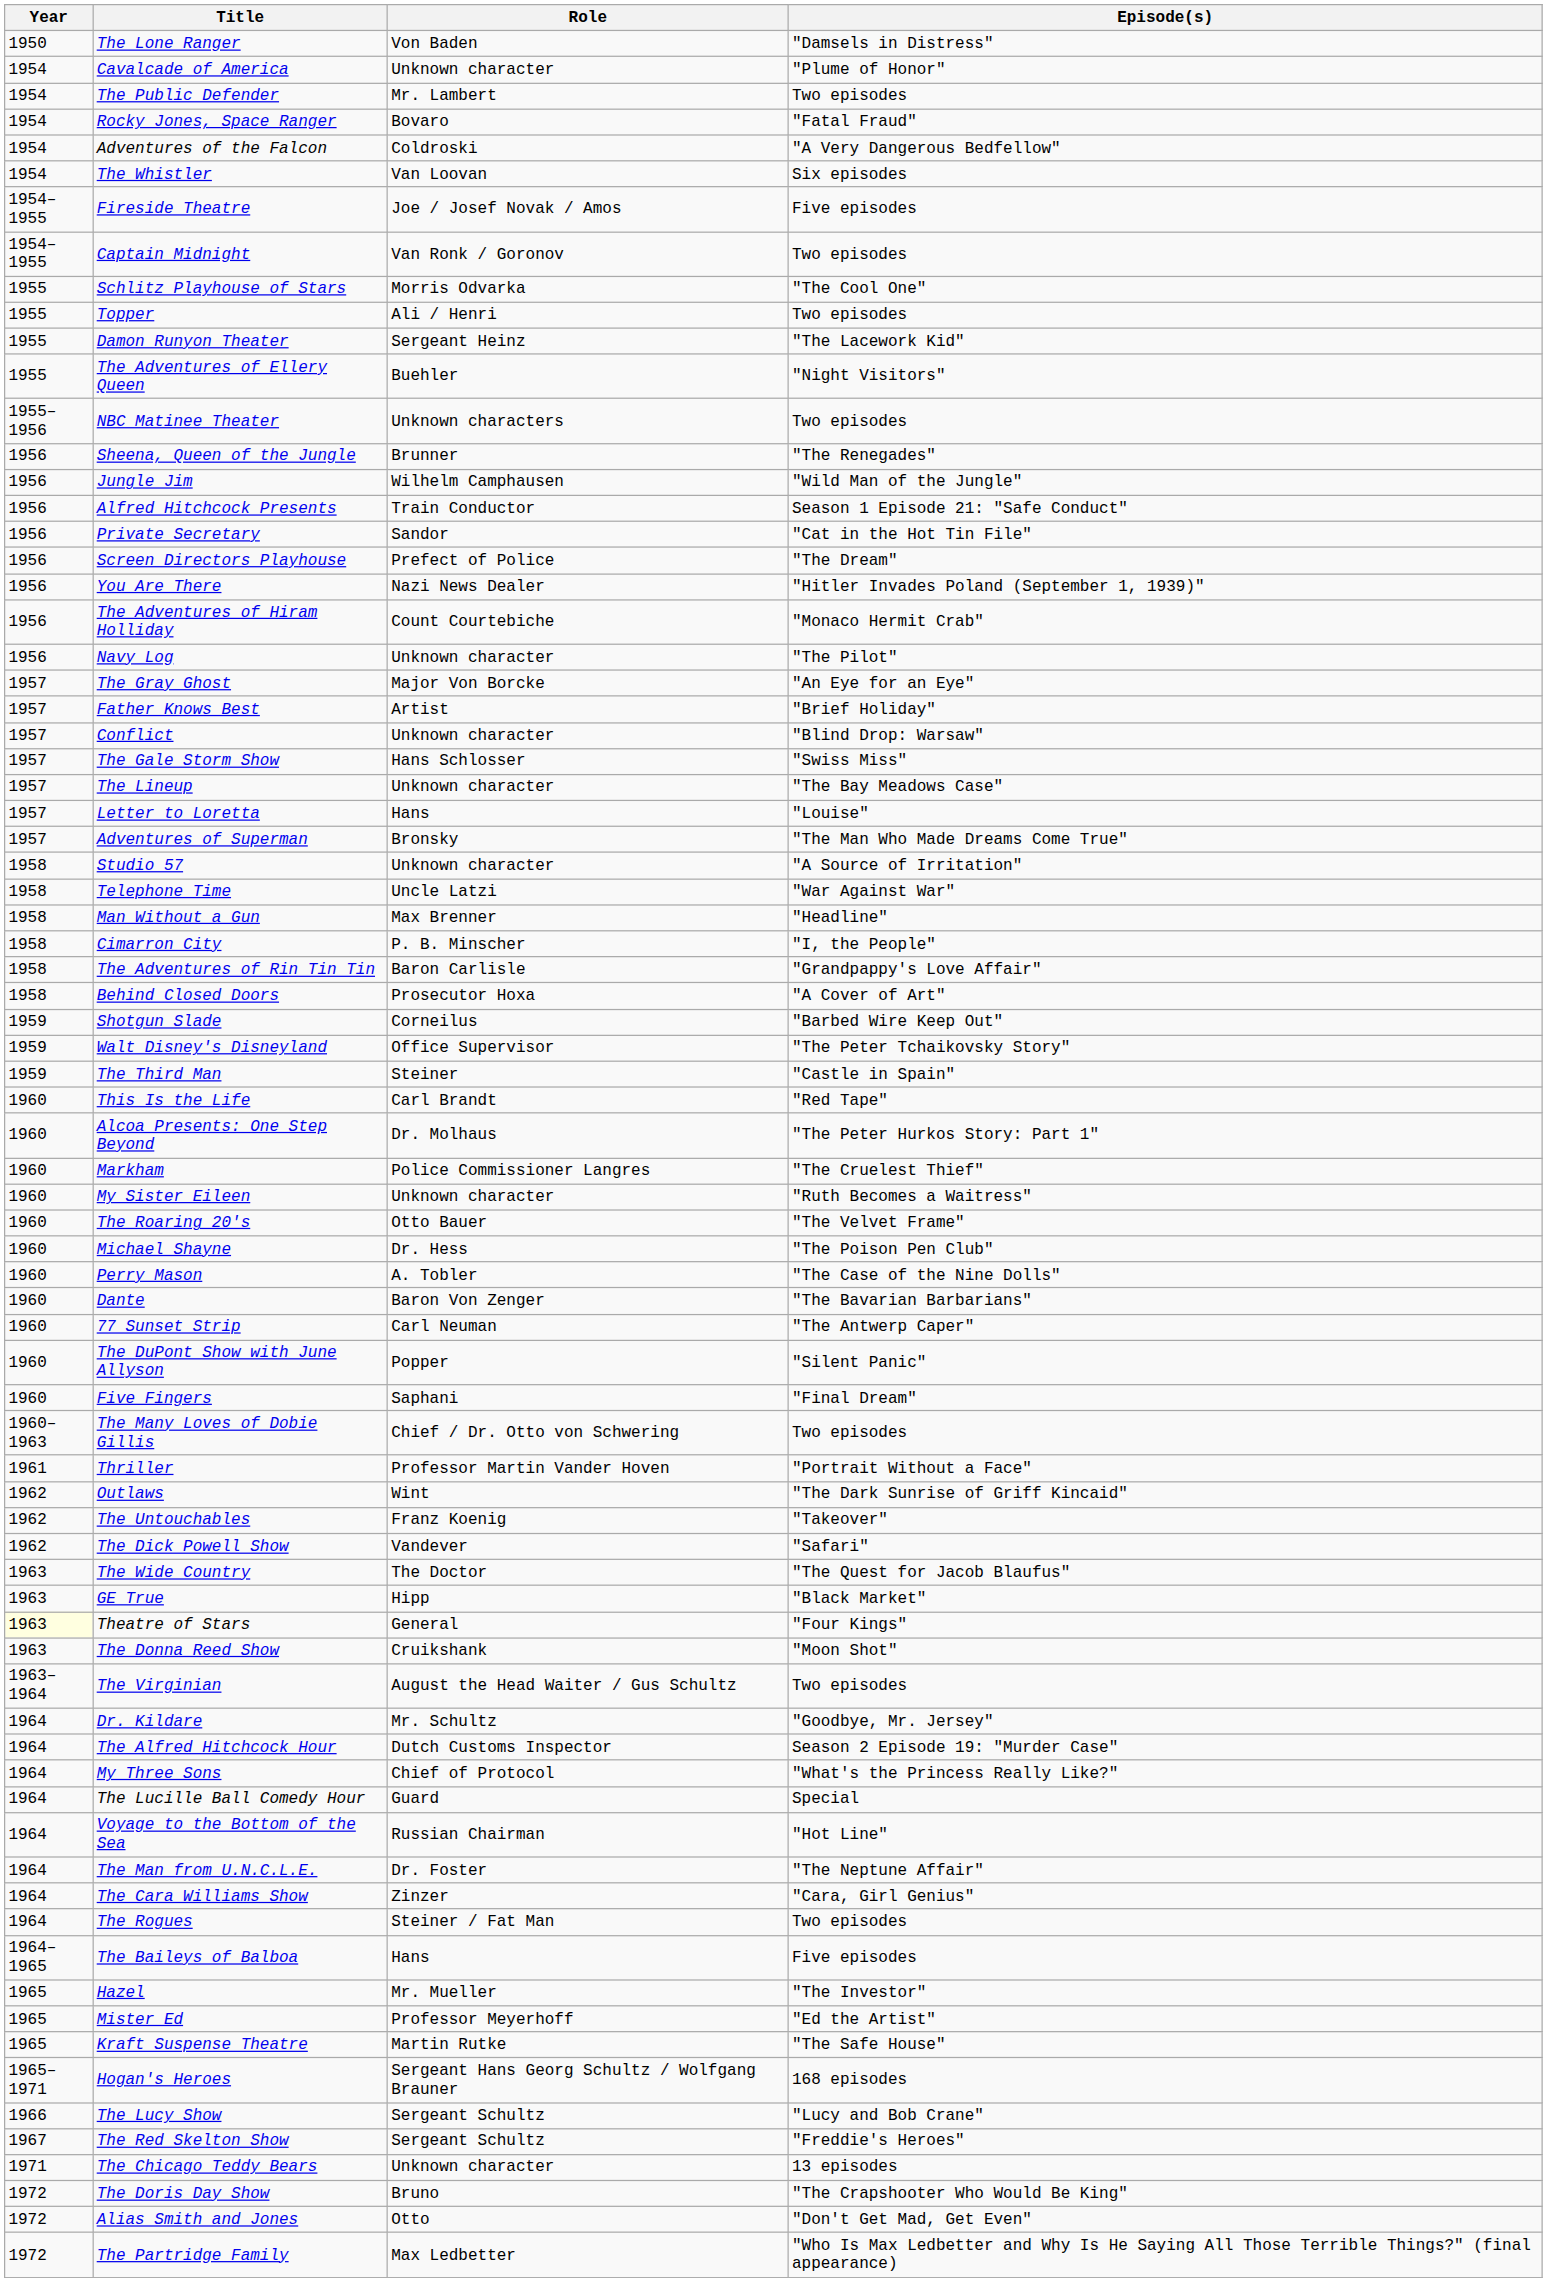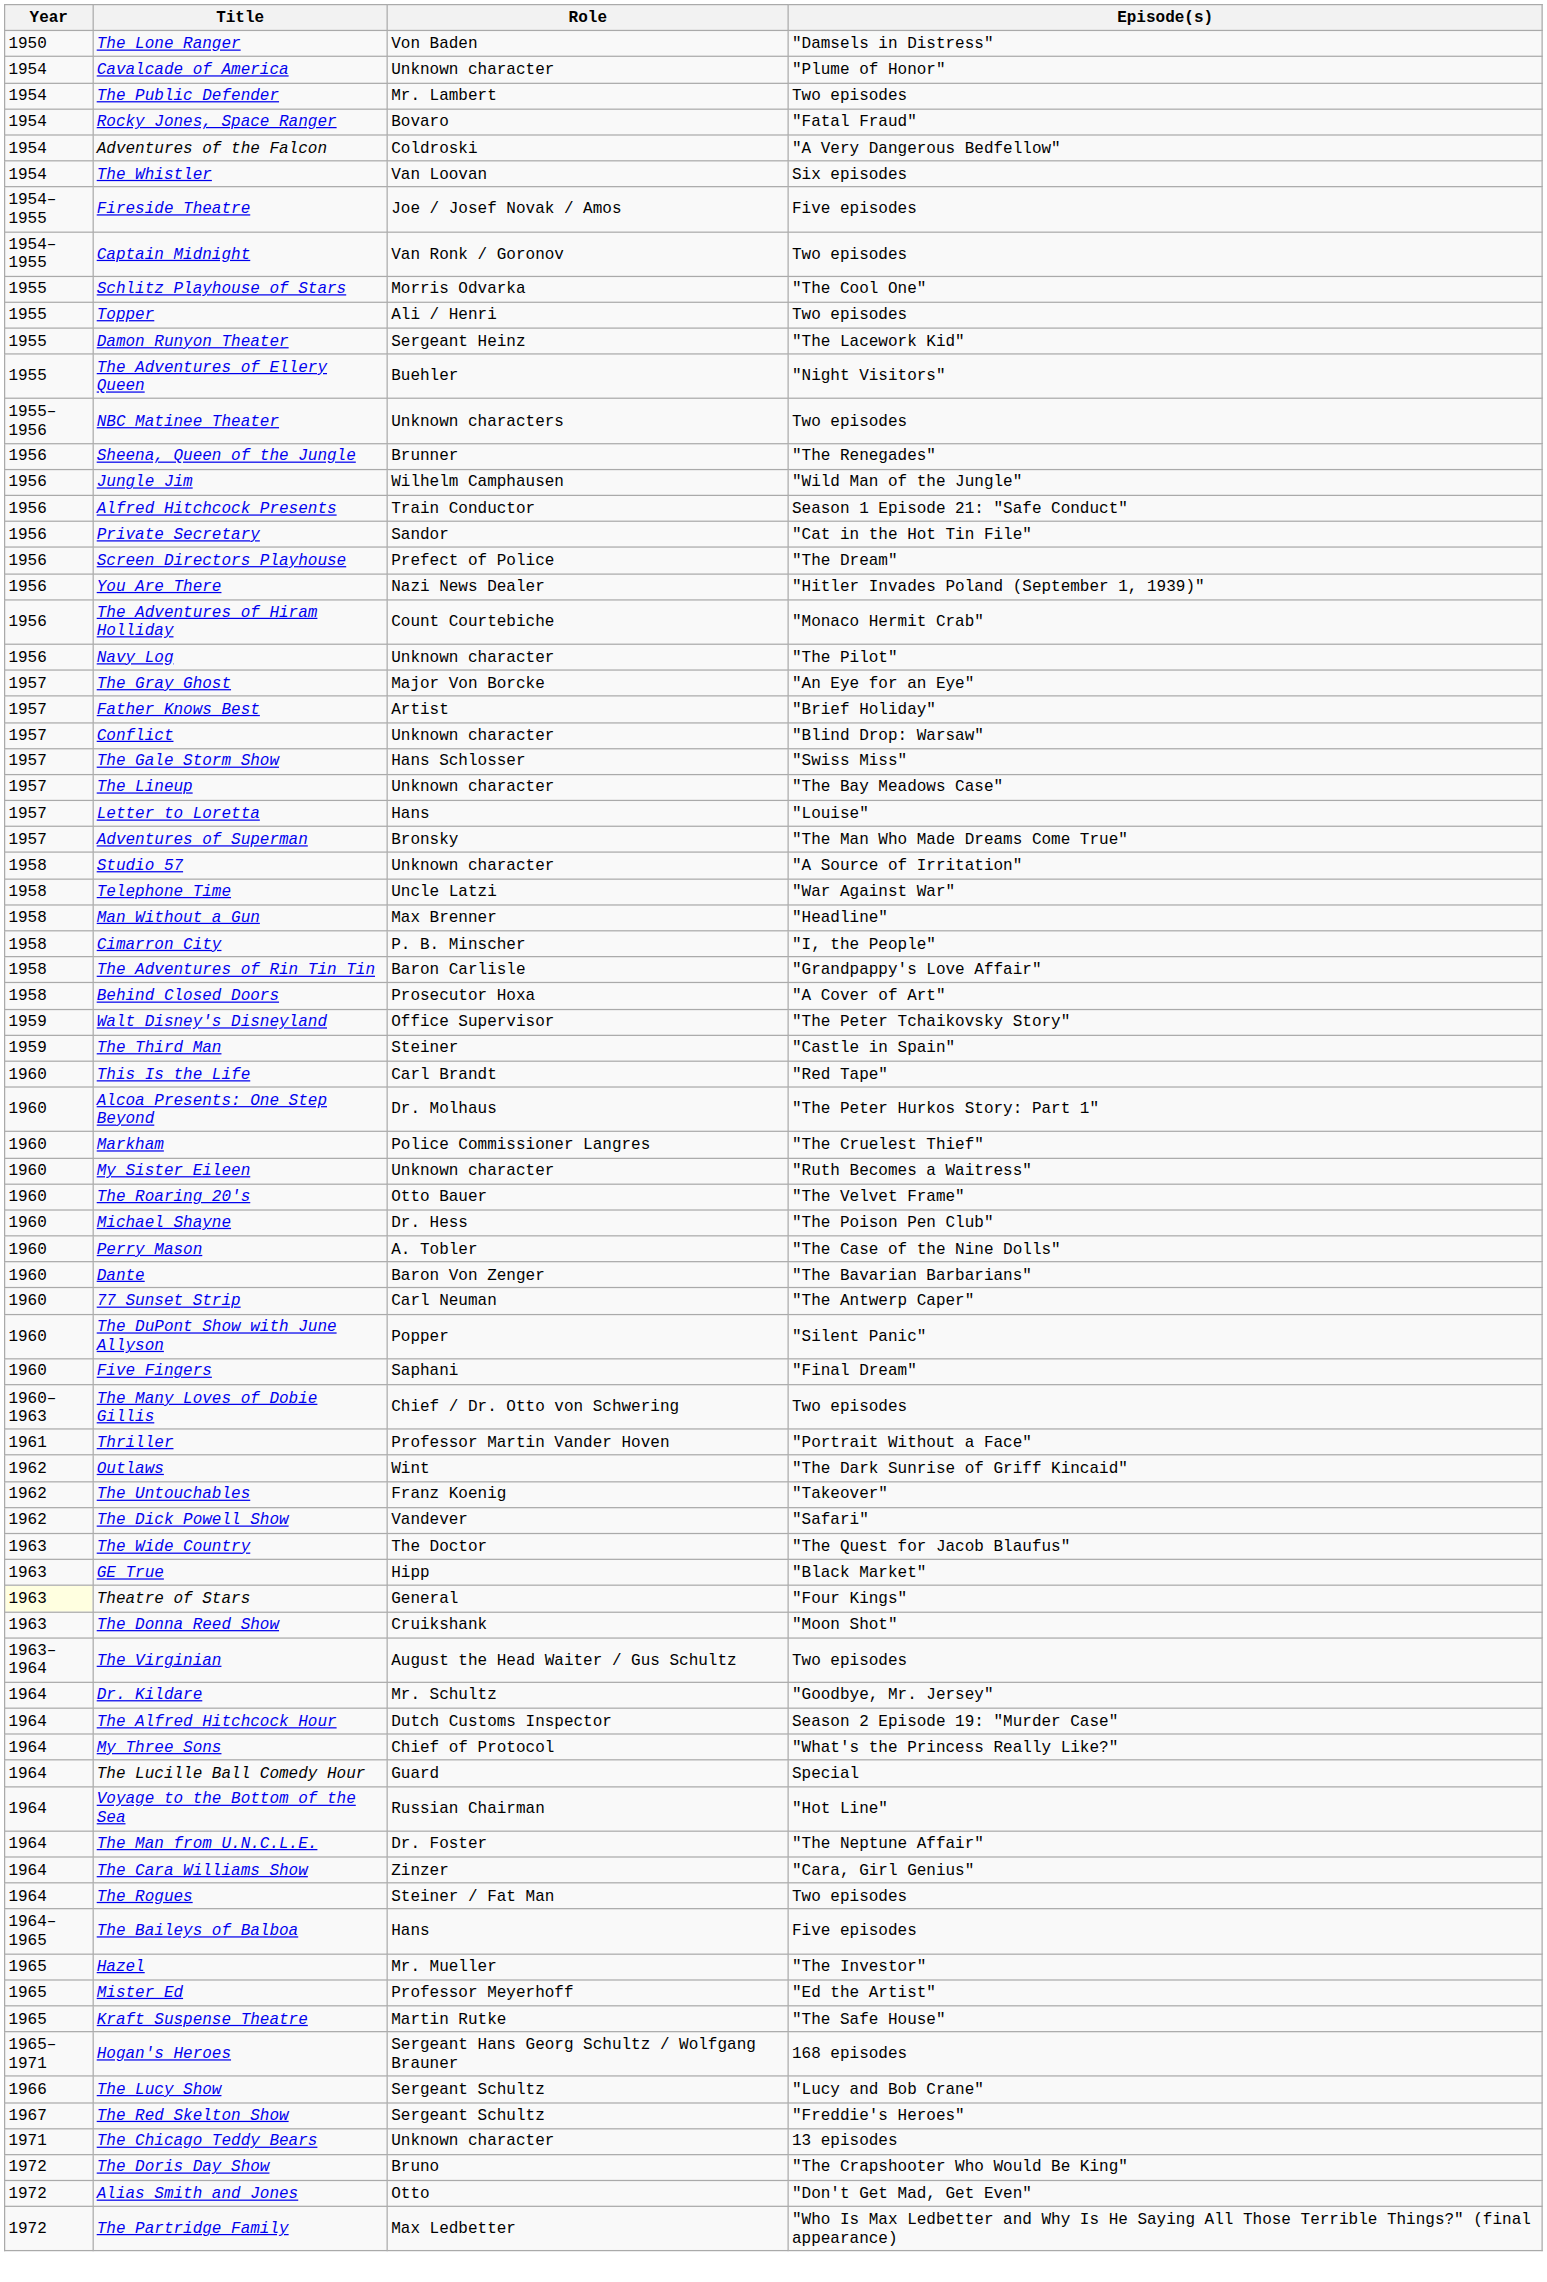- row: (159, 1022)
